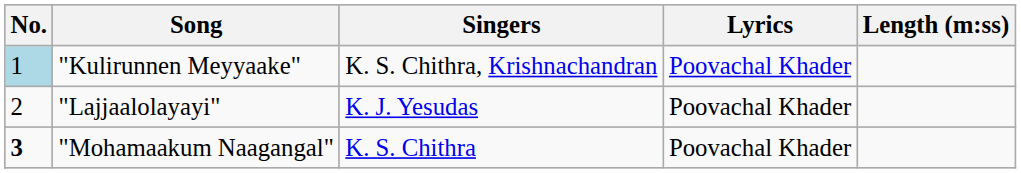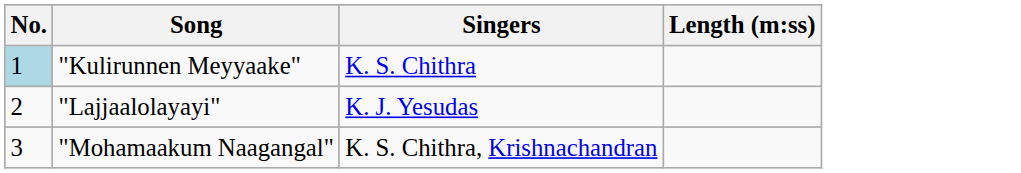- column: (760, 25)
(501, 65) K. S. Chithra, Krishnachandran -> (411, 65) K. S. Chithra
(17, 147) bold -> (17, 147) normal
(411, 147) K. S. Chithra -> (501, 147) K. S. Chithra, Krishnachandran
